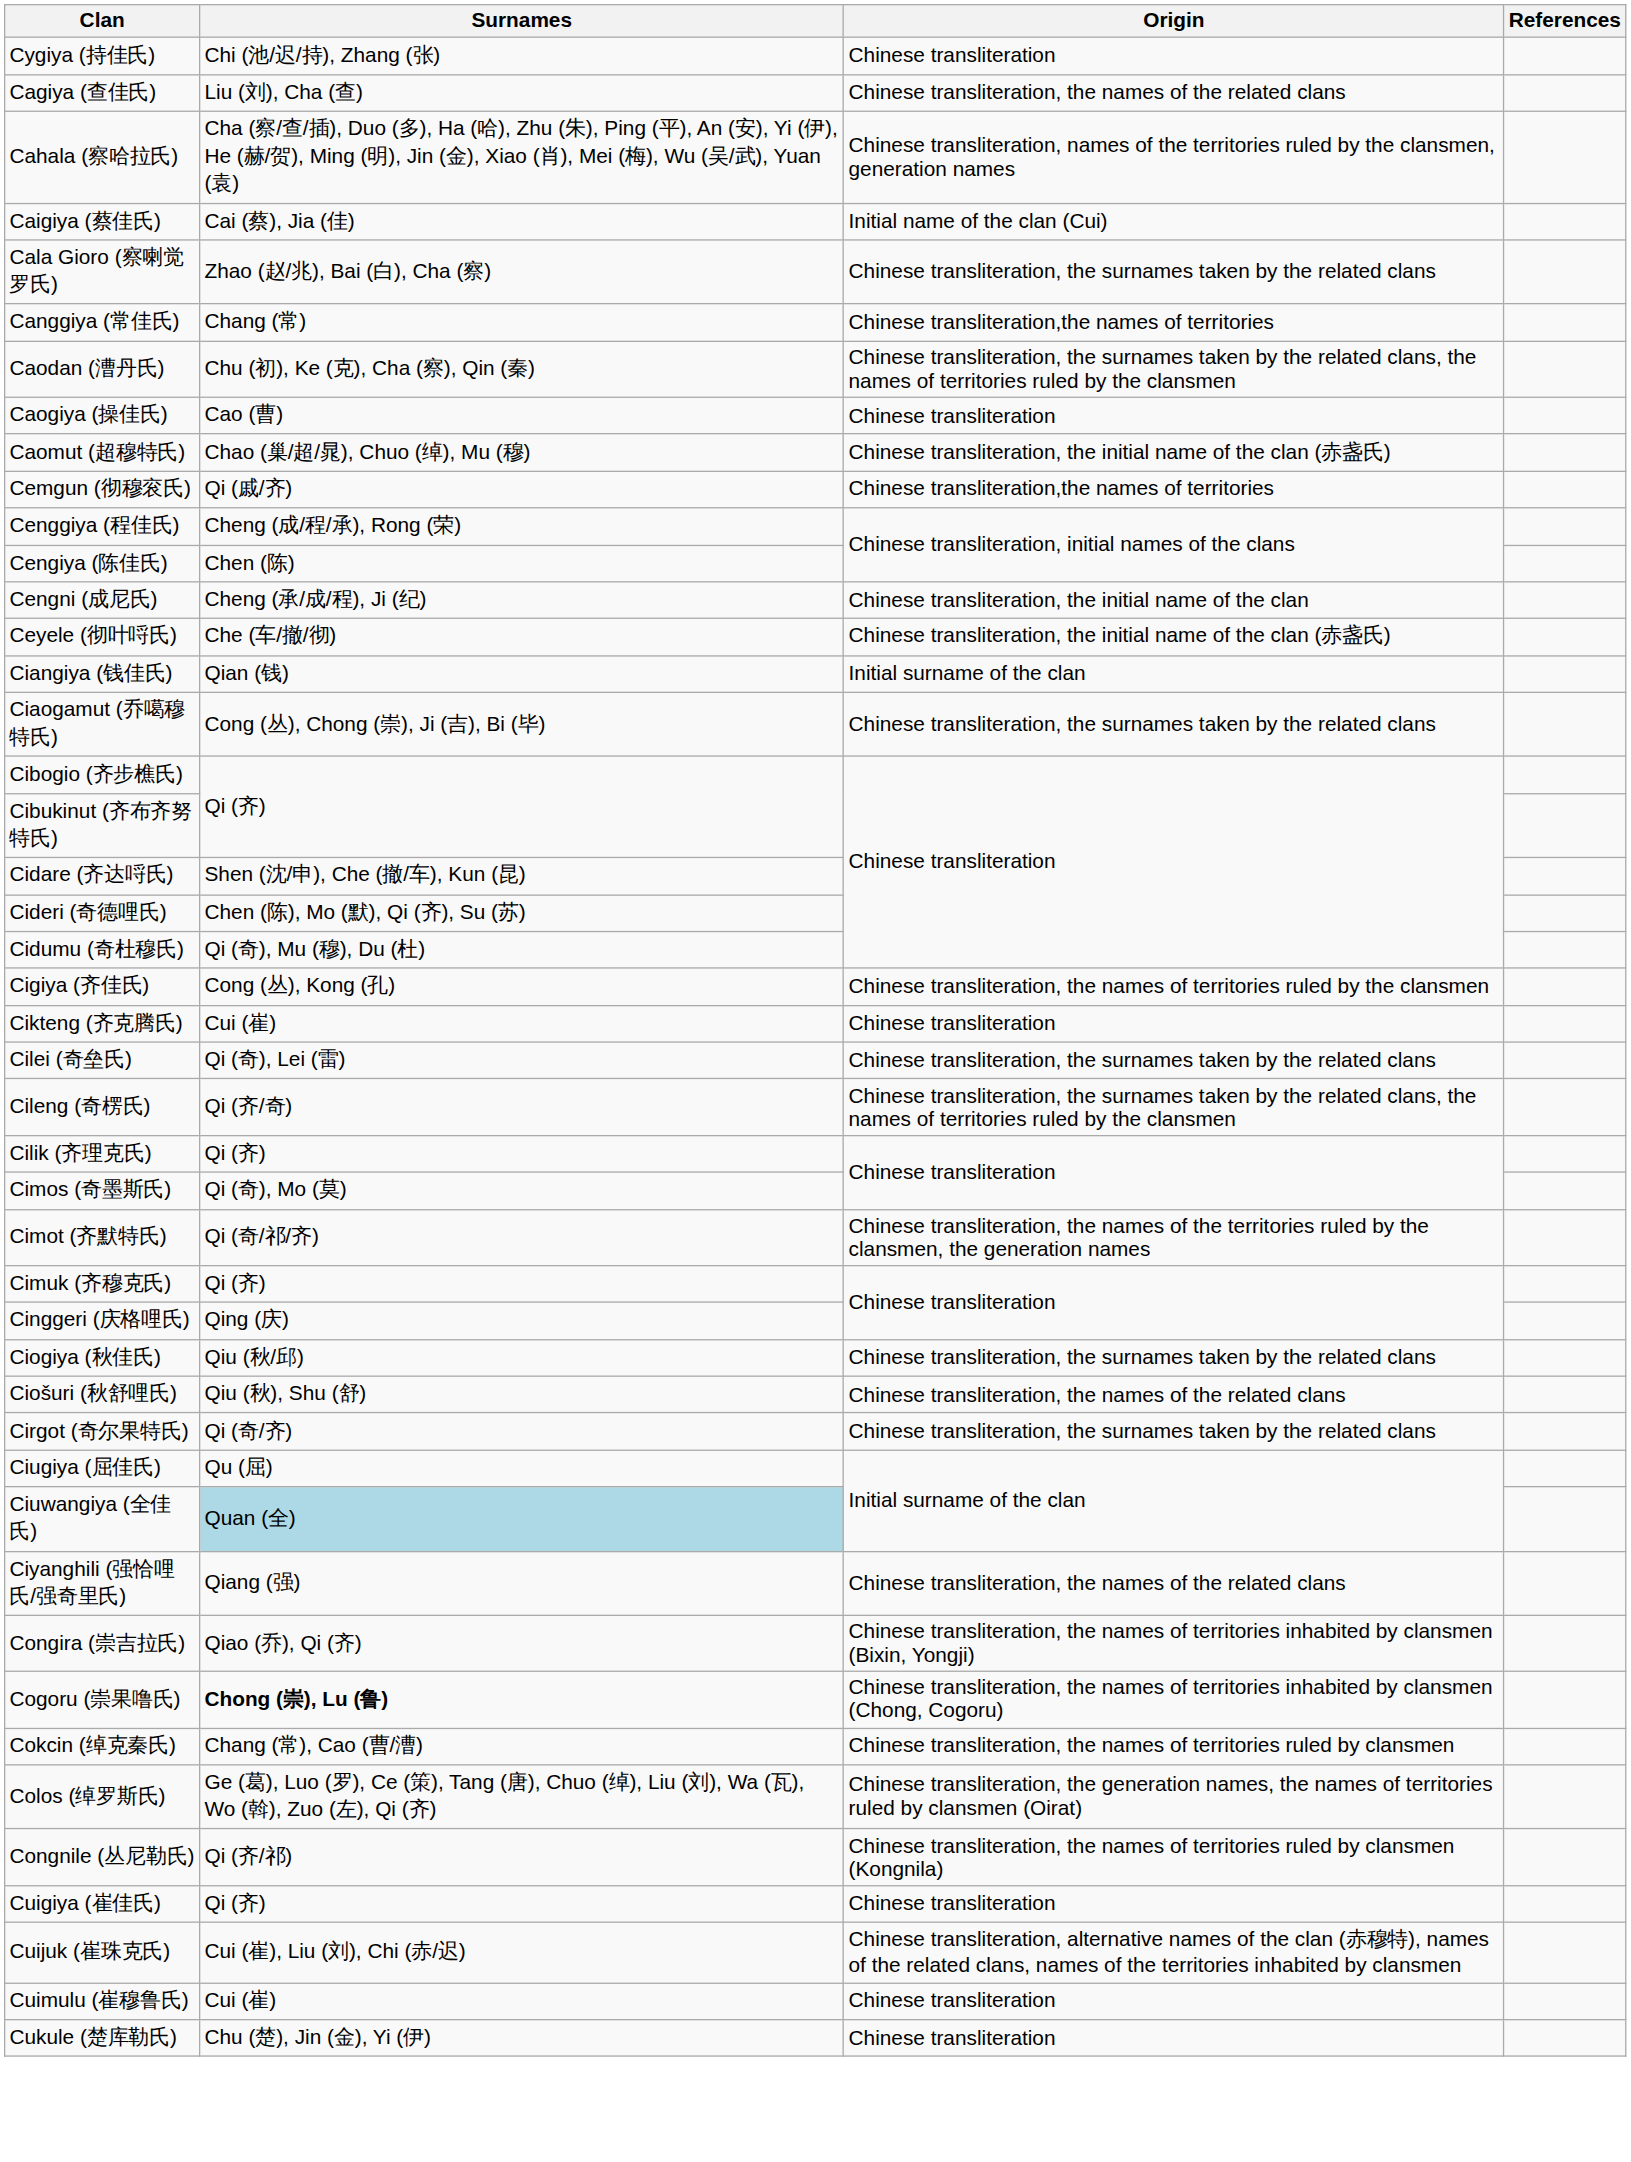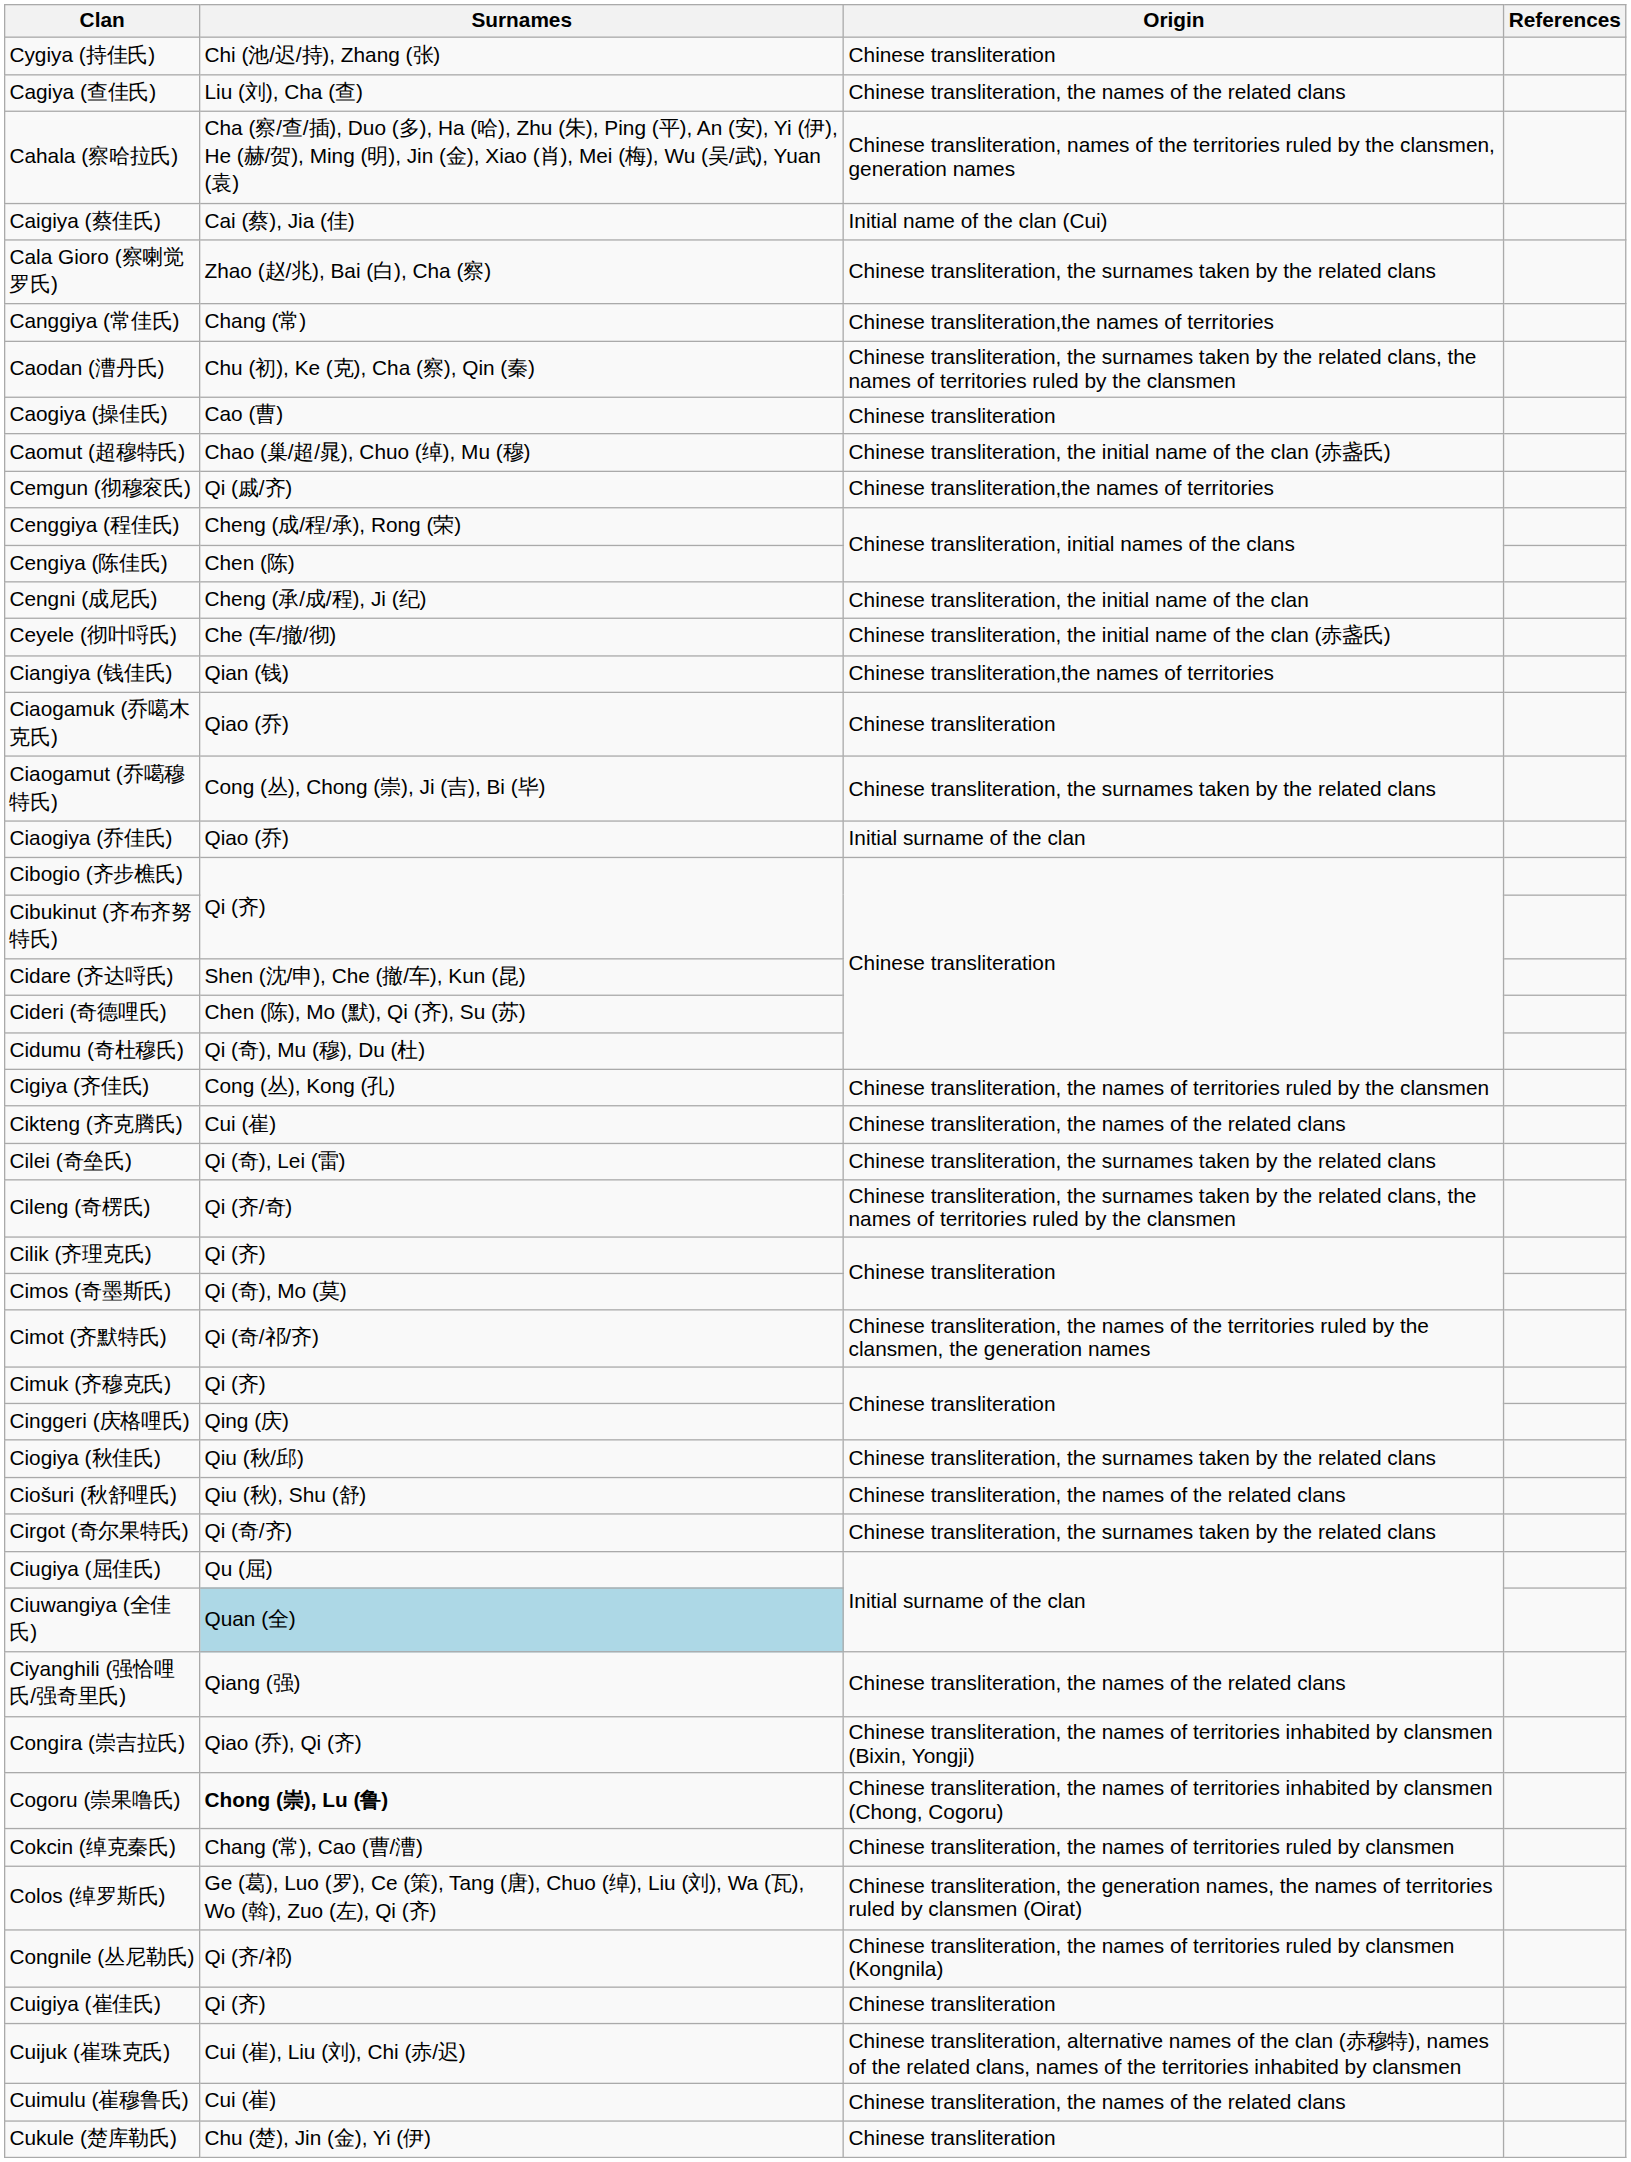(967, 673) Initial surname of the clan -> (1061, 673) Chinese transliteration,the names of territories
+ row: (100, 723)
+ row: (91, 838)
(952, 1023) Chinese transliteration -> (1097, 1124) Chinese transliteration, the names of the related clans
(952, 2000) Chinese transliteration -> (1097, 2101) Chinese transliteration, the names of the related clans
